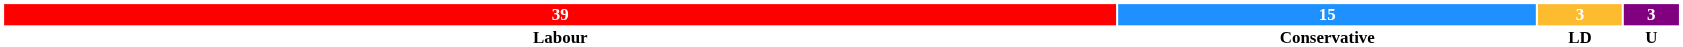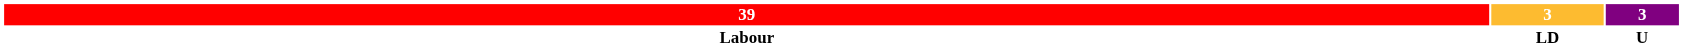- column: (1327, 14)
